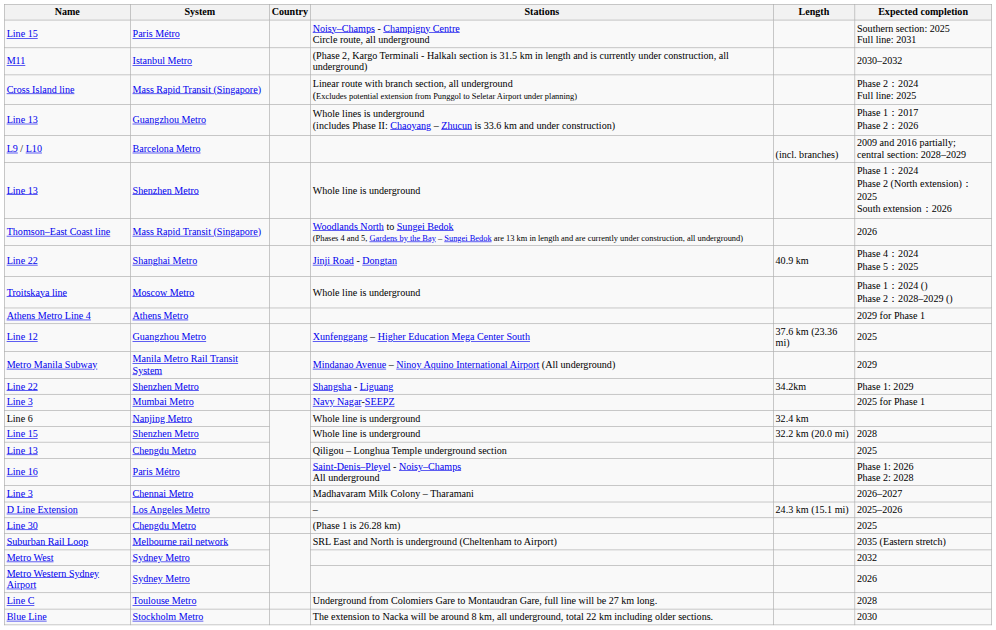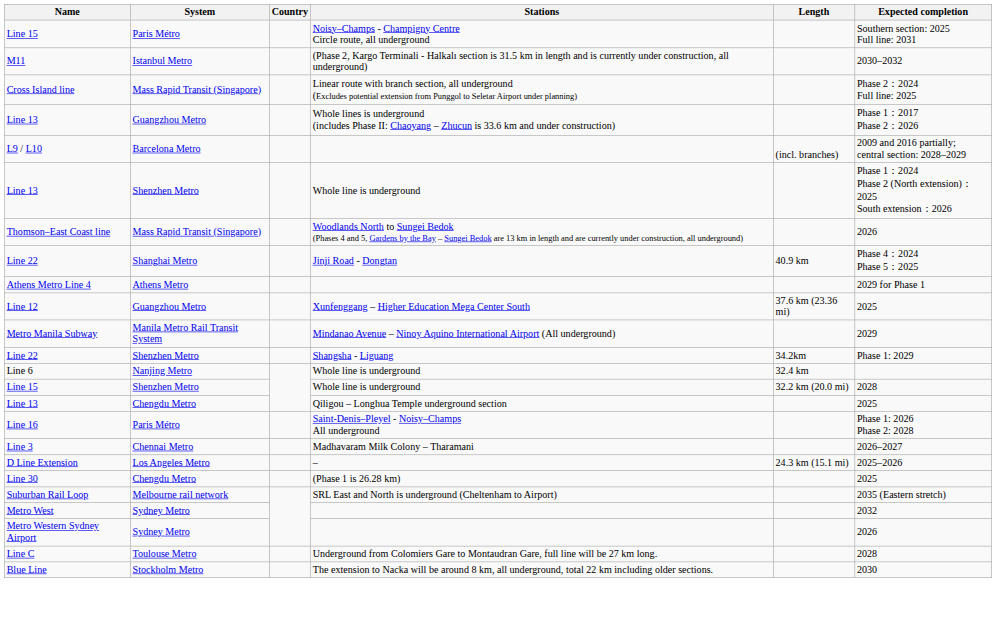- row: (37, 292)
- row: (20, 402)
